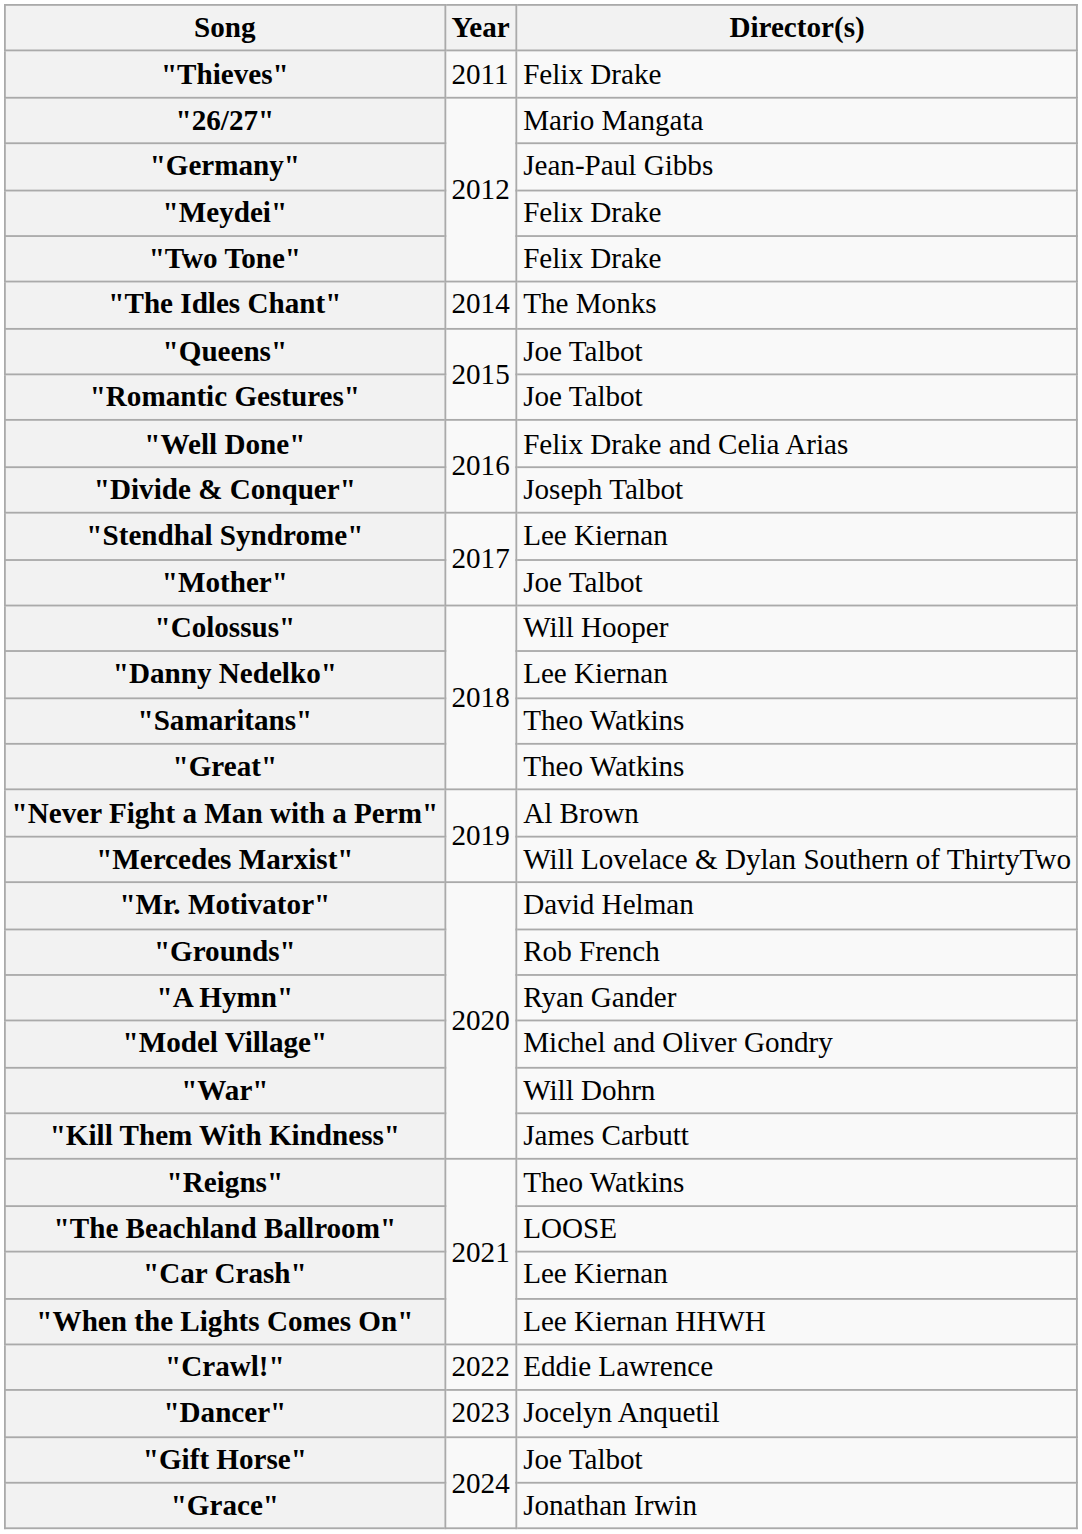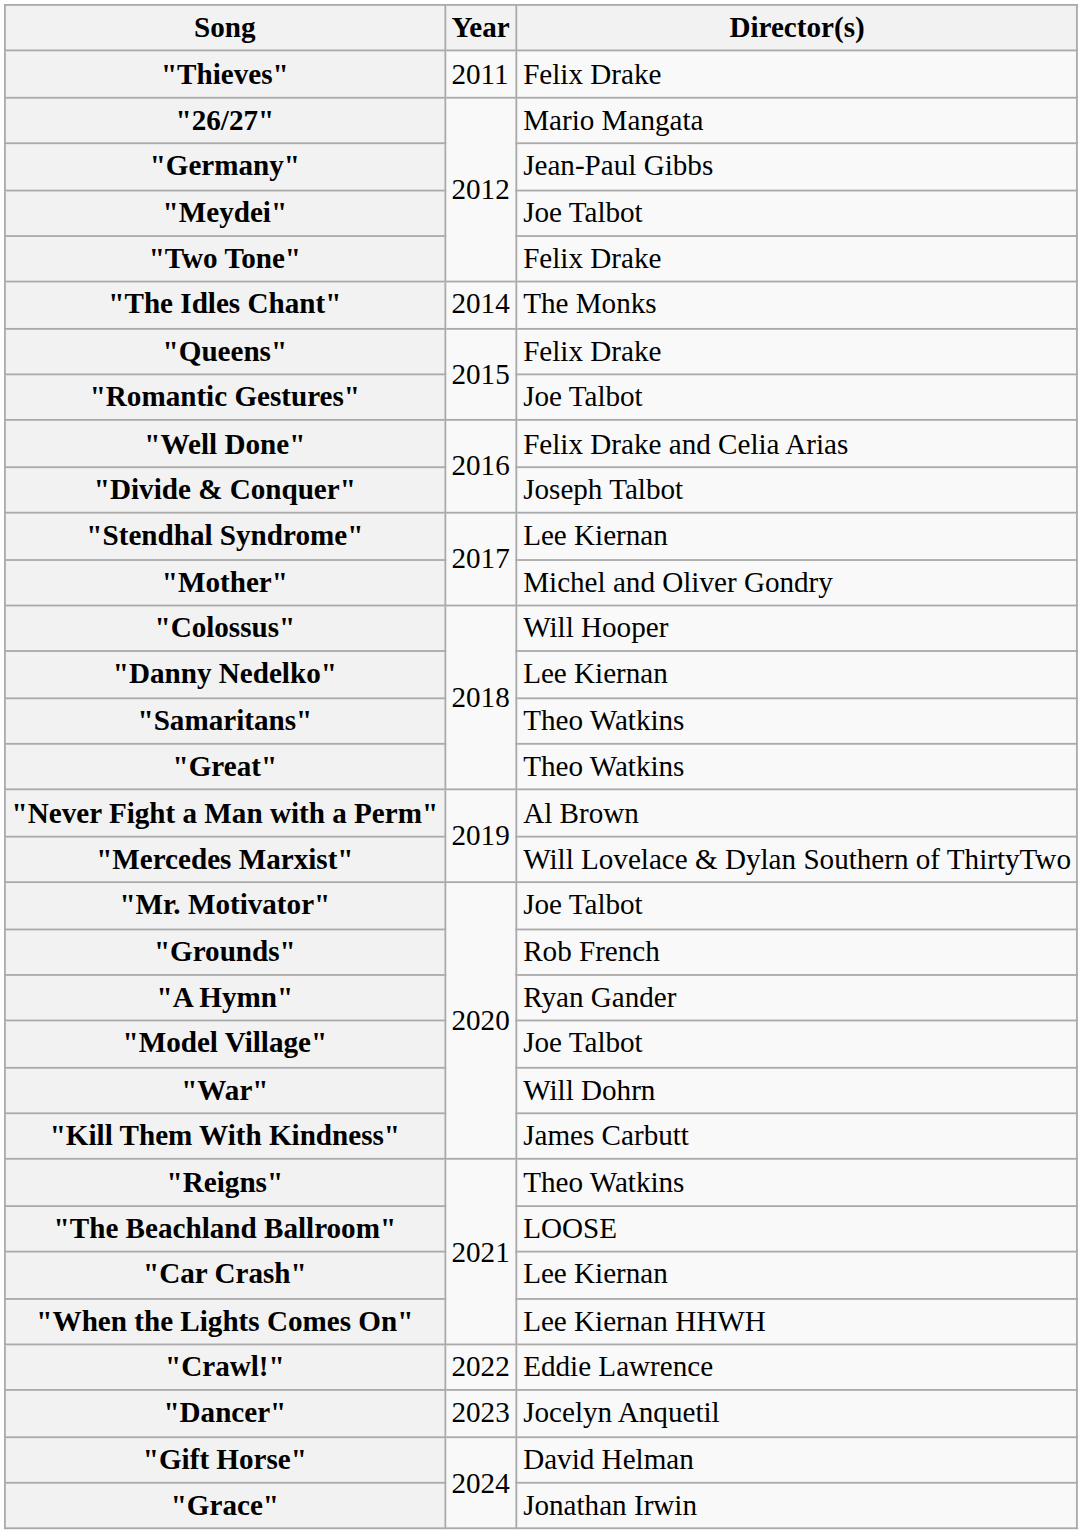(592, 212) Felix Drake -> (583, 212) Joe Talbot
(583, 350) Joe Talbot -> (592, 350) Felix Drake
(583, 581) Joe Talbot -> (678, 581) Michel and Oliver Gondry
(608, 905) David Helman -> (583, 905) Joe Talbot
(678, 1043) Michel and Oliver Gondry -> (583, 1043) Joe Talbot
(583, 1459) Joe Talbot -> (608, 1459) David Helman
